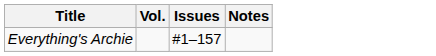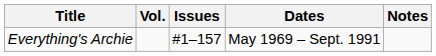+ column: (304, 16)
